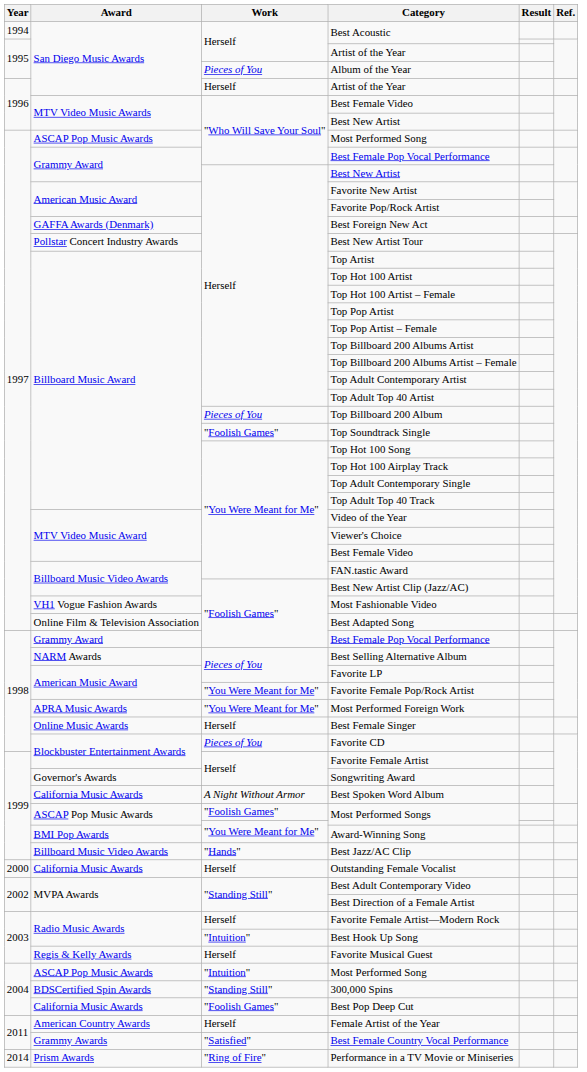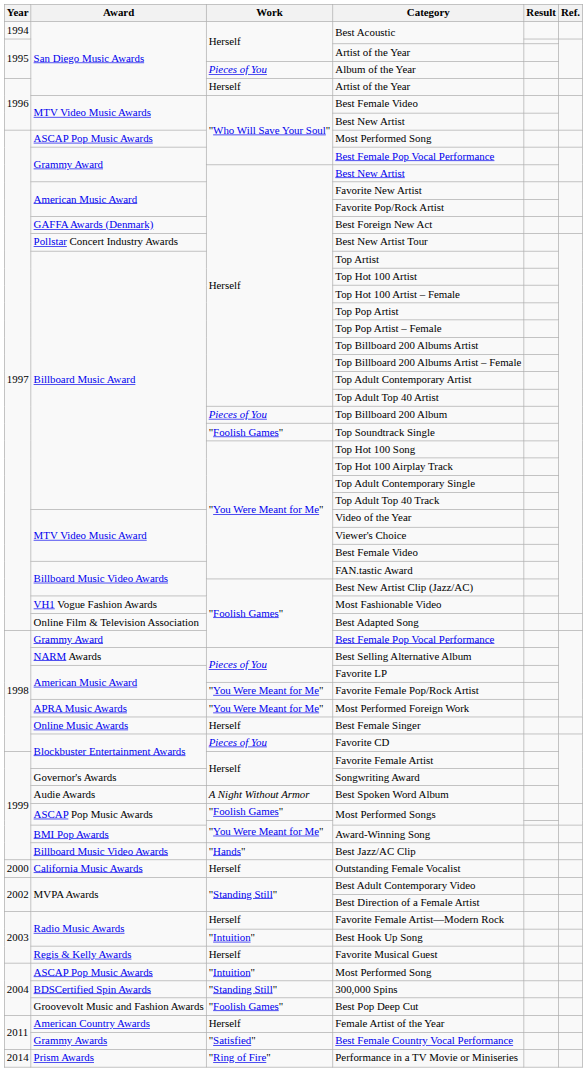(88, 794) California Music Awards -> (64, 794) Audie Awards
(88, 1006) California Music Awards -> (119, 1006) Groovevolt Music and Fashion Awards
